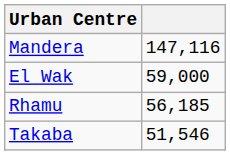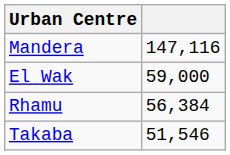(178, 106) 56,185 -> (178, 106) 56,384
